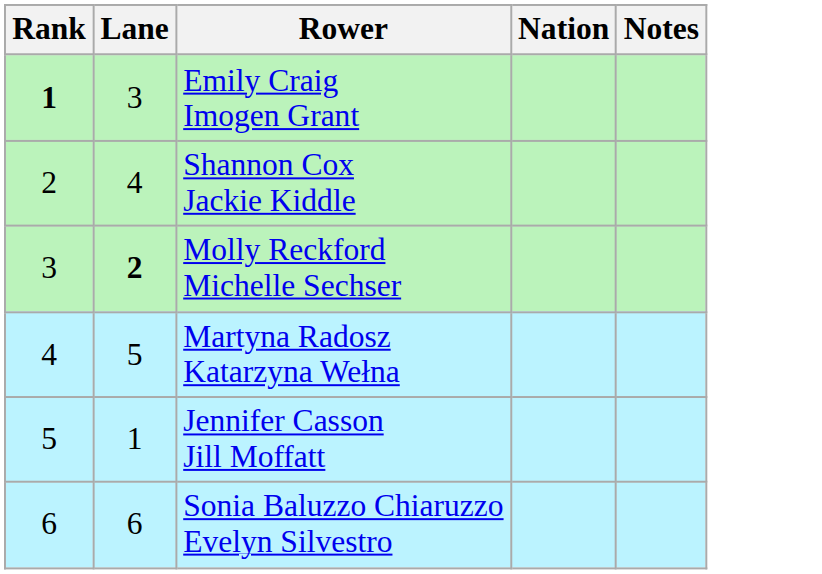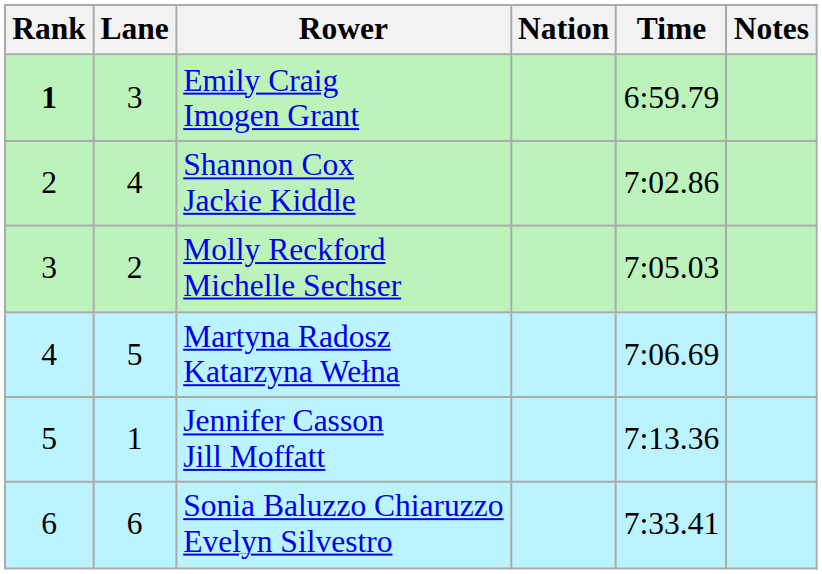+ column: (671, 29)
(135, 268) bold -> (135, 268) normal
